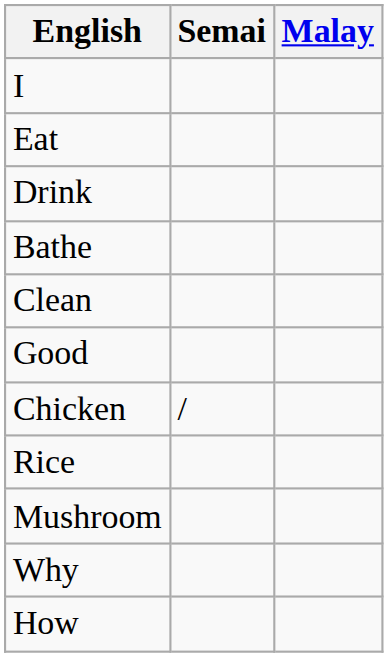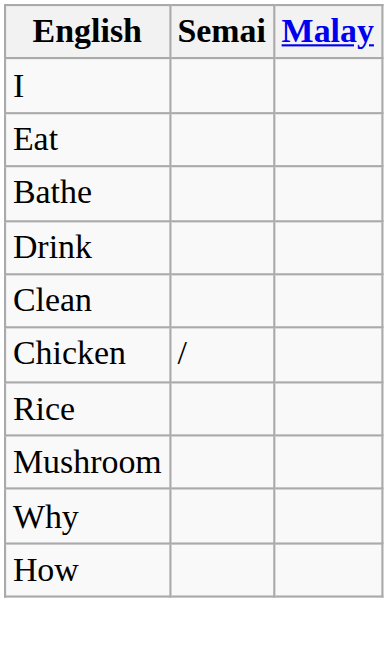rows swapped: (52, 192) <-> (52, 246)
- row: (51, 354)
